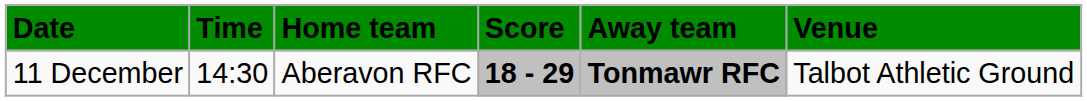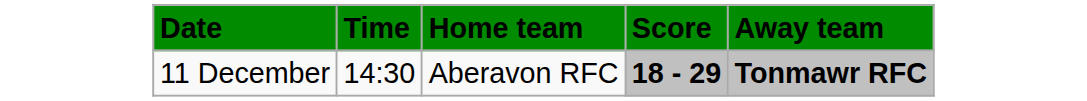- column: (836, 28)
